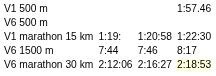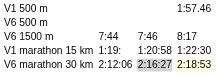rows swapped: (29, 51) <-> (49, 37)
(155, 65) no background -> (155, 65) lightgrey background
